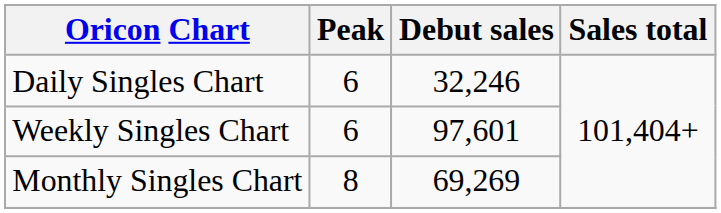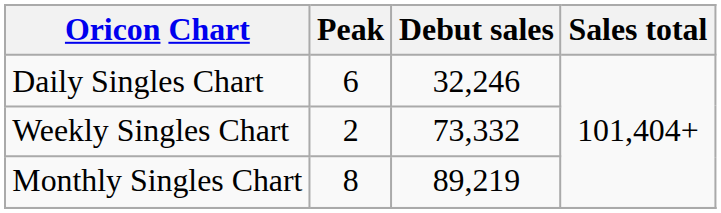(351, 130) 6 -> (351, 130) 2
(476, 130) 97,601 -> (476, 130) 73,332
(476, 181) 69,269 -> (476, 181) 89,219
